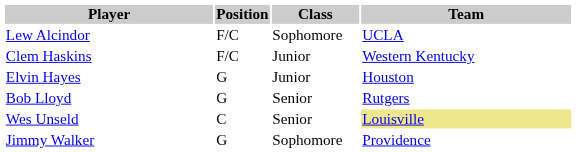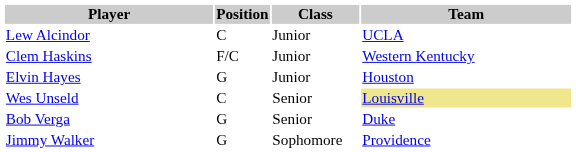(228, 35) F/C -> (221, 35) C
(307, 35) Sophomore -> (291, 35) Junior
- row: (39, 98)
+ row: (38, 118)
